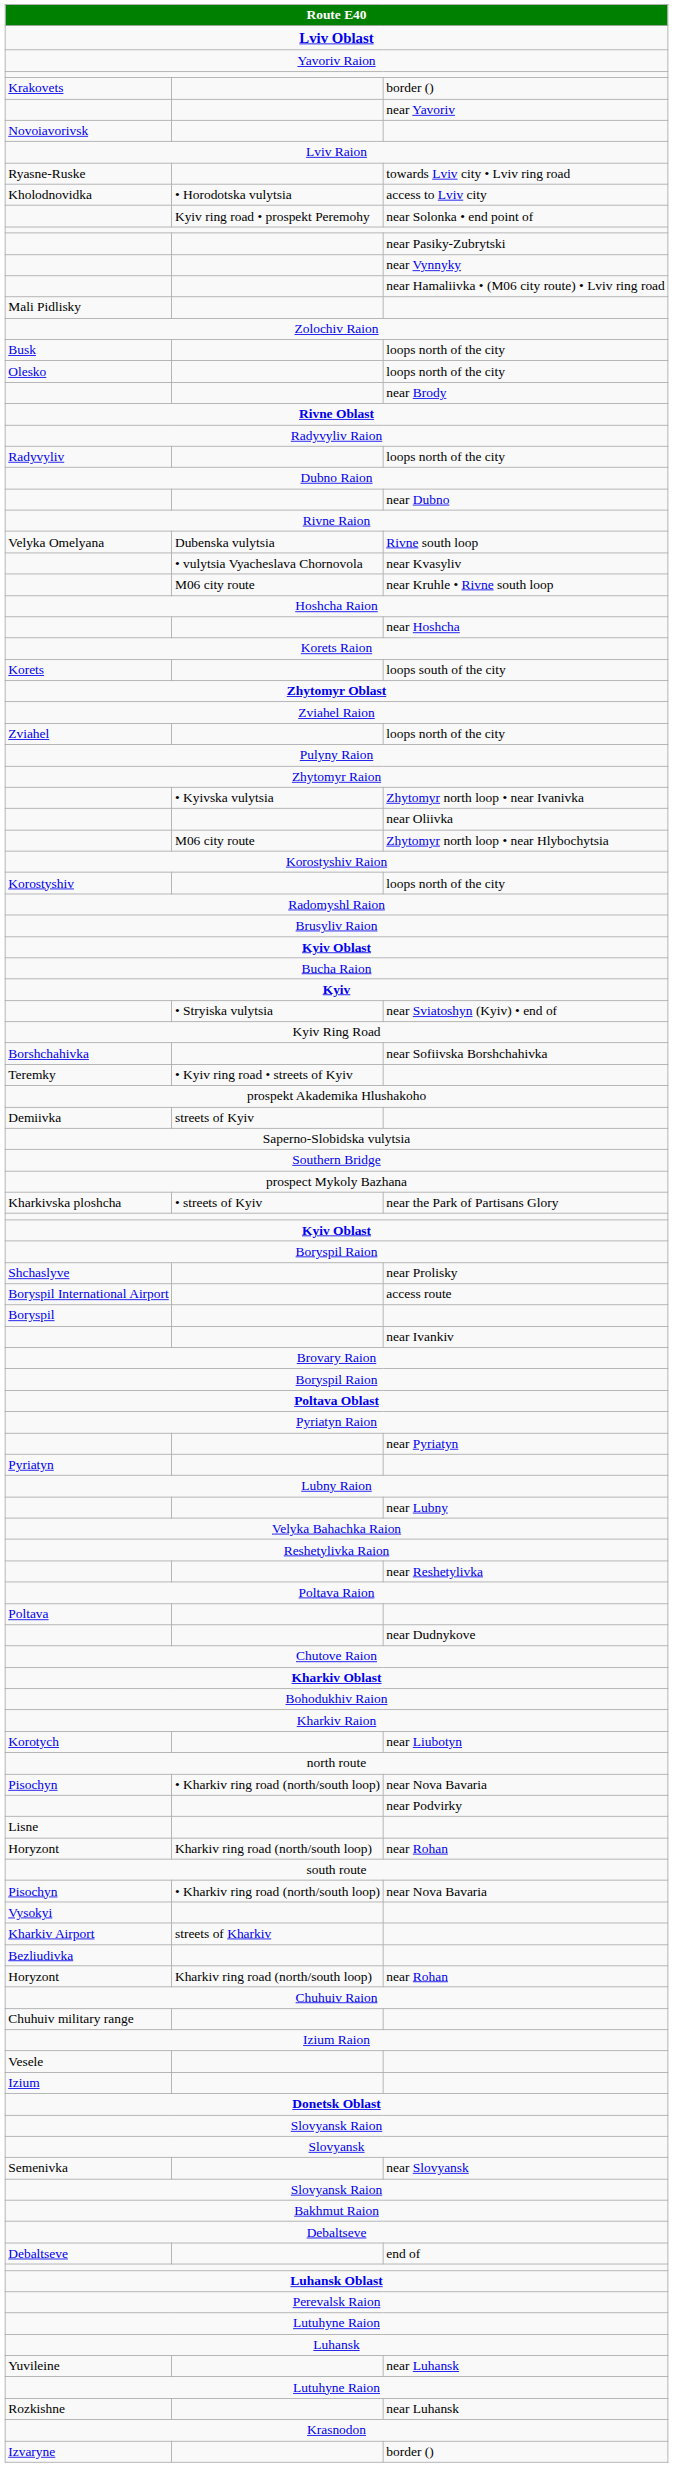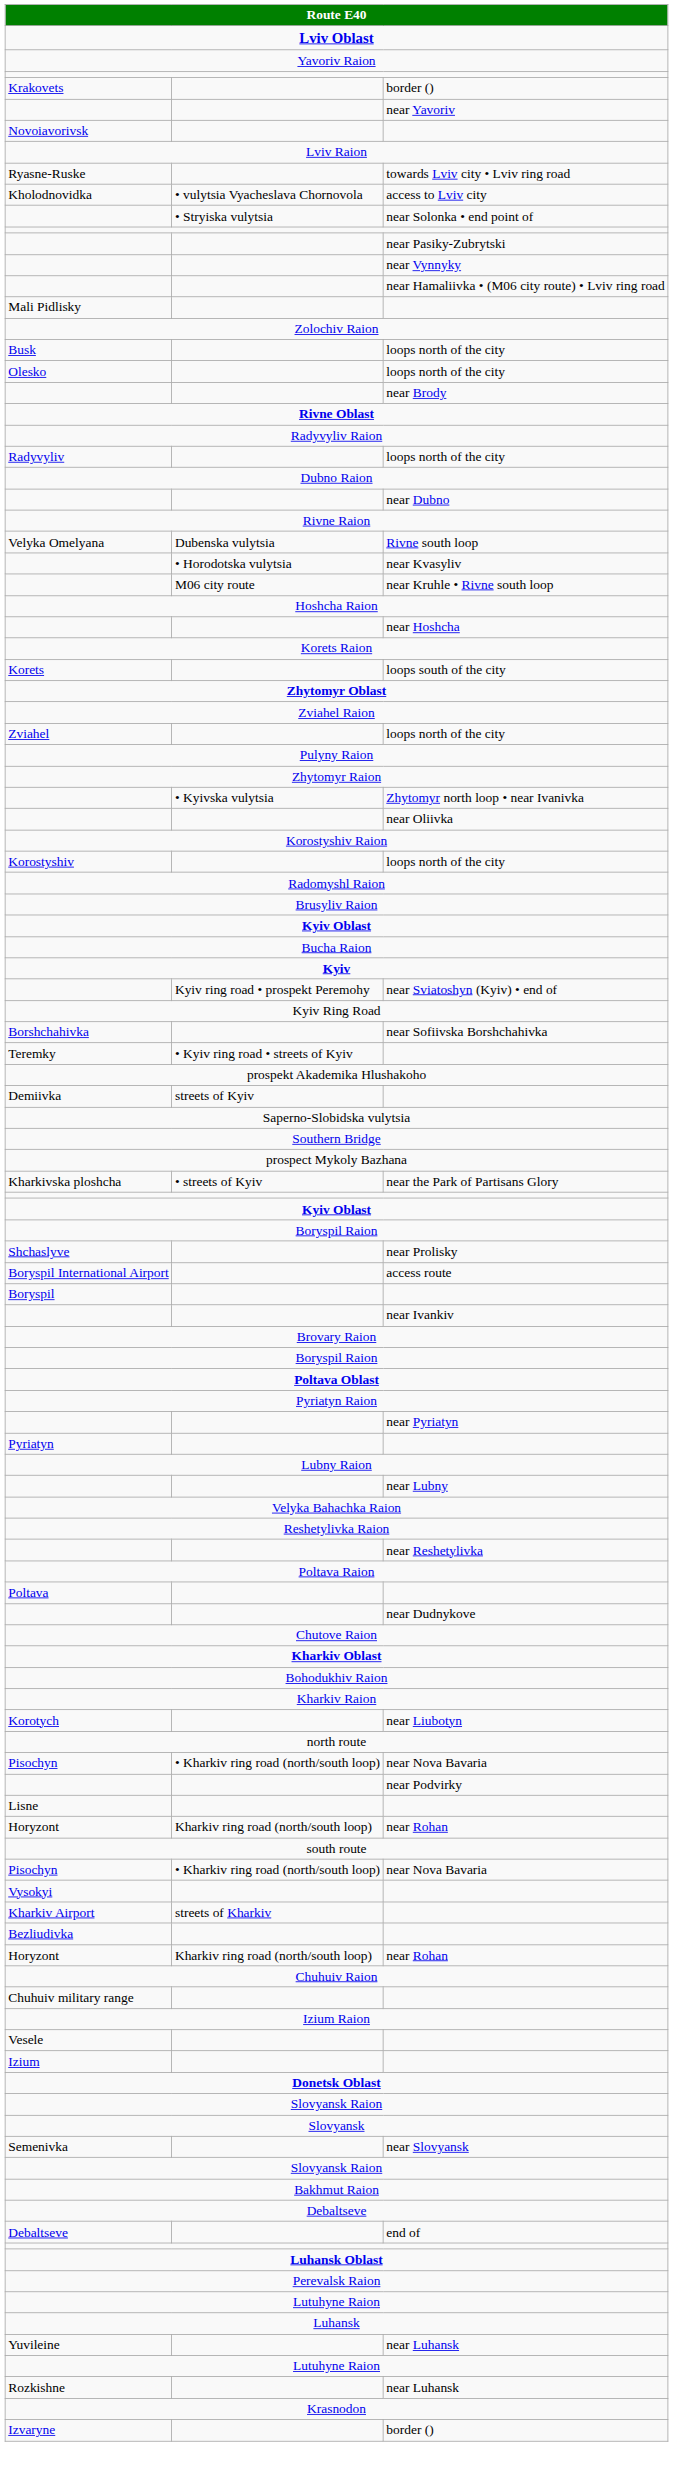(233, 194) • Horodotska vulytsia -> (269, 194) • vulytsia Vyacheslava Chornovola
(272, 216) Kyiv ring road • prospekt Peremohy -> (224, 216) • Stryiska vulytsia
(269, 563) • vulytsia Vyacheslava Chornovola -> (233, 563) • Horodotska vulytsia
- row: (88, 841)
(224, 1011) • Stryiska vulytsia -> (272, 989) Kyiv ring road • prospekt Peremohy
